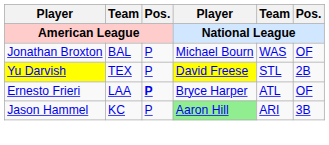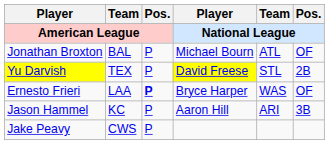(273, 52) WAS -> (270, 52) ATL
(270, 91) ATL -> (273, 91) WAS
(202, 110) lightgreen background -> (202, 110) no background
+ row: (39, 129)
